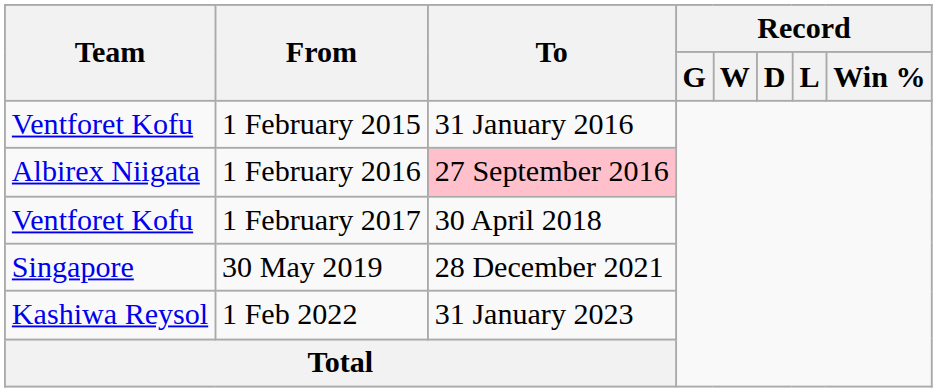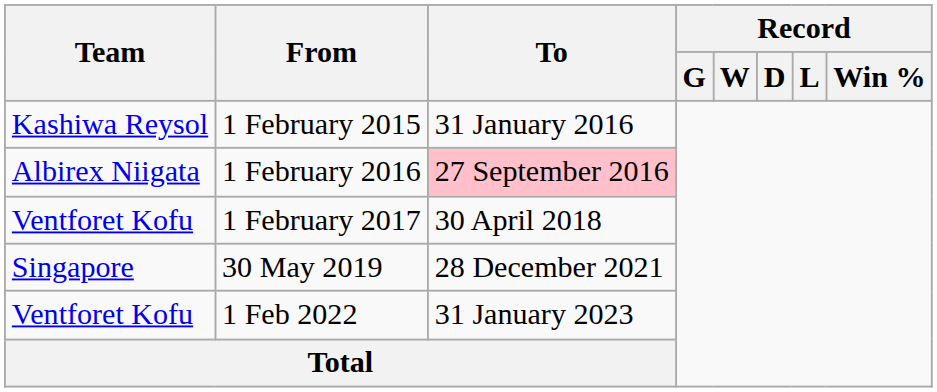(103, 123) Ventforet Kofu -> (110, 123) Kashiwa Reysol
(110, 314) Kashiwa Reysol -> (103, 314) Ventforet Kofu
